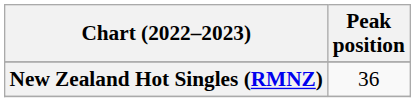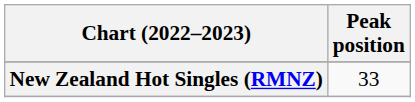(369, 79) 36 -> (369, 79) 33
